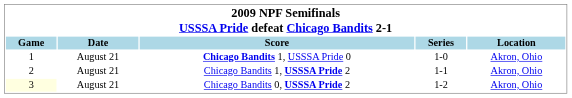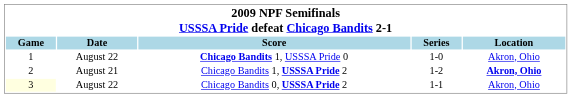(98, 57) August 21 -> (97, 57) August 22
(441, 71) 1-1 -> (436, 71) 1-2
(516, 71) normal -> (514, 71) bold
(98, 85) August 21 -> (97, 85) August 22
(441, 85) 1-2 -> (436, 85) 1-1
